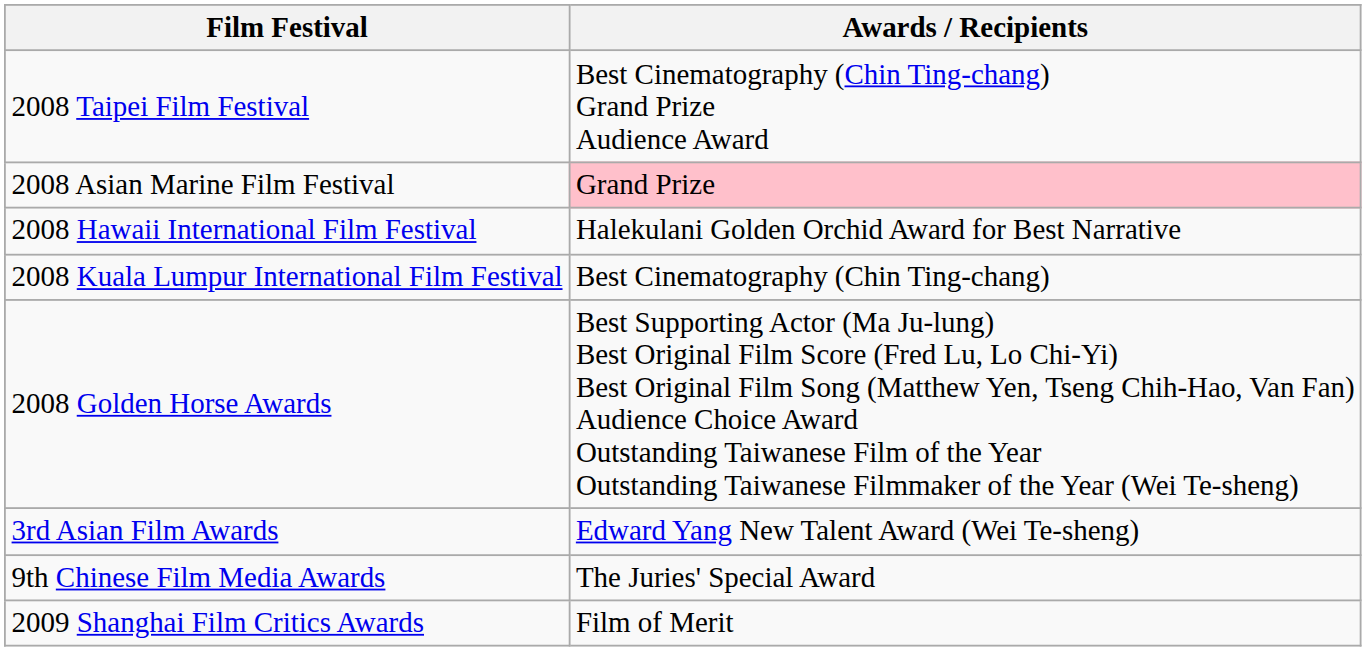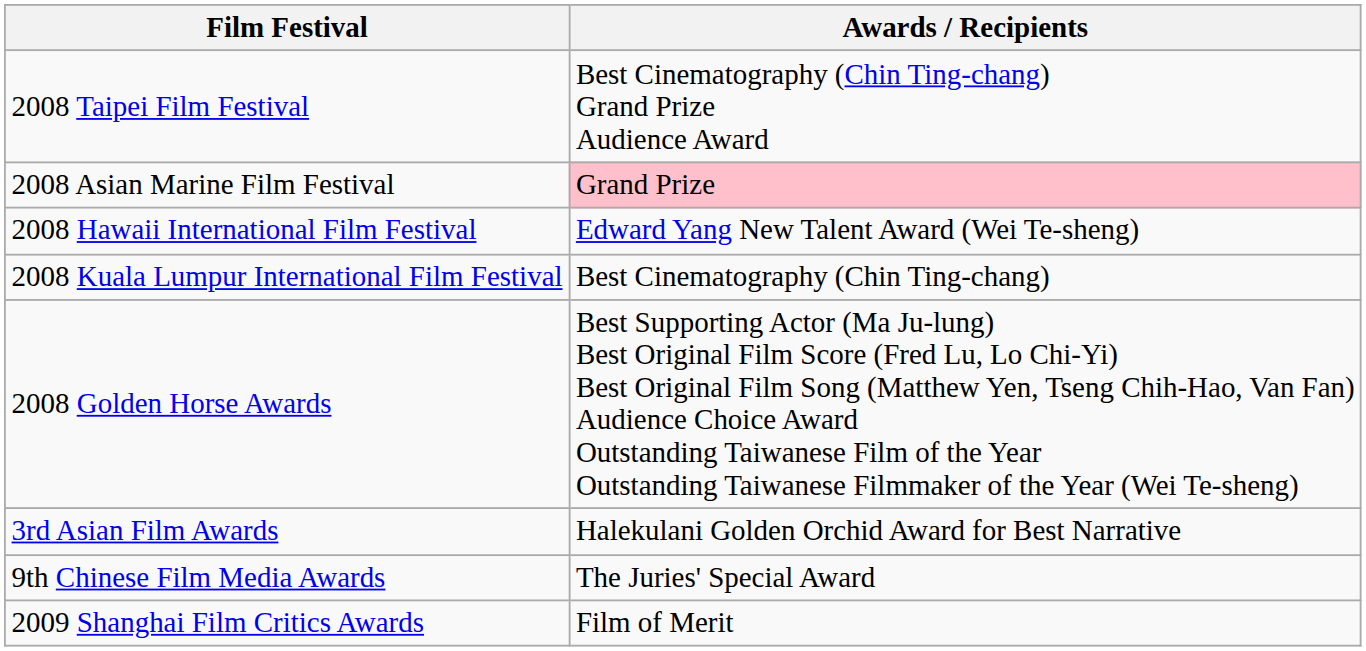(879, 230) Halekulani Golden Orchid Award for Best Narrative -> (858, 230) Edward Yang New Talent Award (Wei Te-sheng)
(858, 531) Edward Yang New Talent Award (Wei Te-sheng) -> (879, 531) Halekulani Golden Orchid Award for Best Narrative
